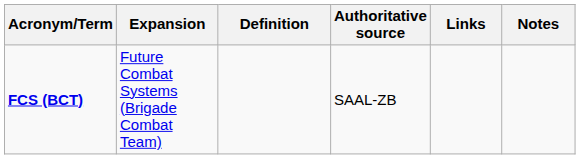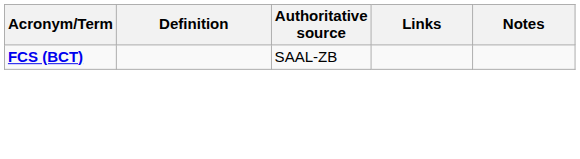- column: (167, 24)
